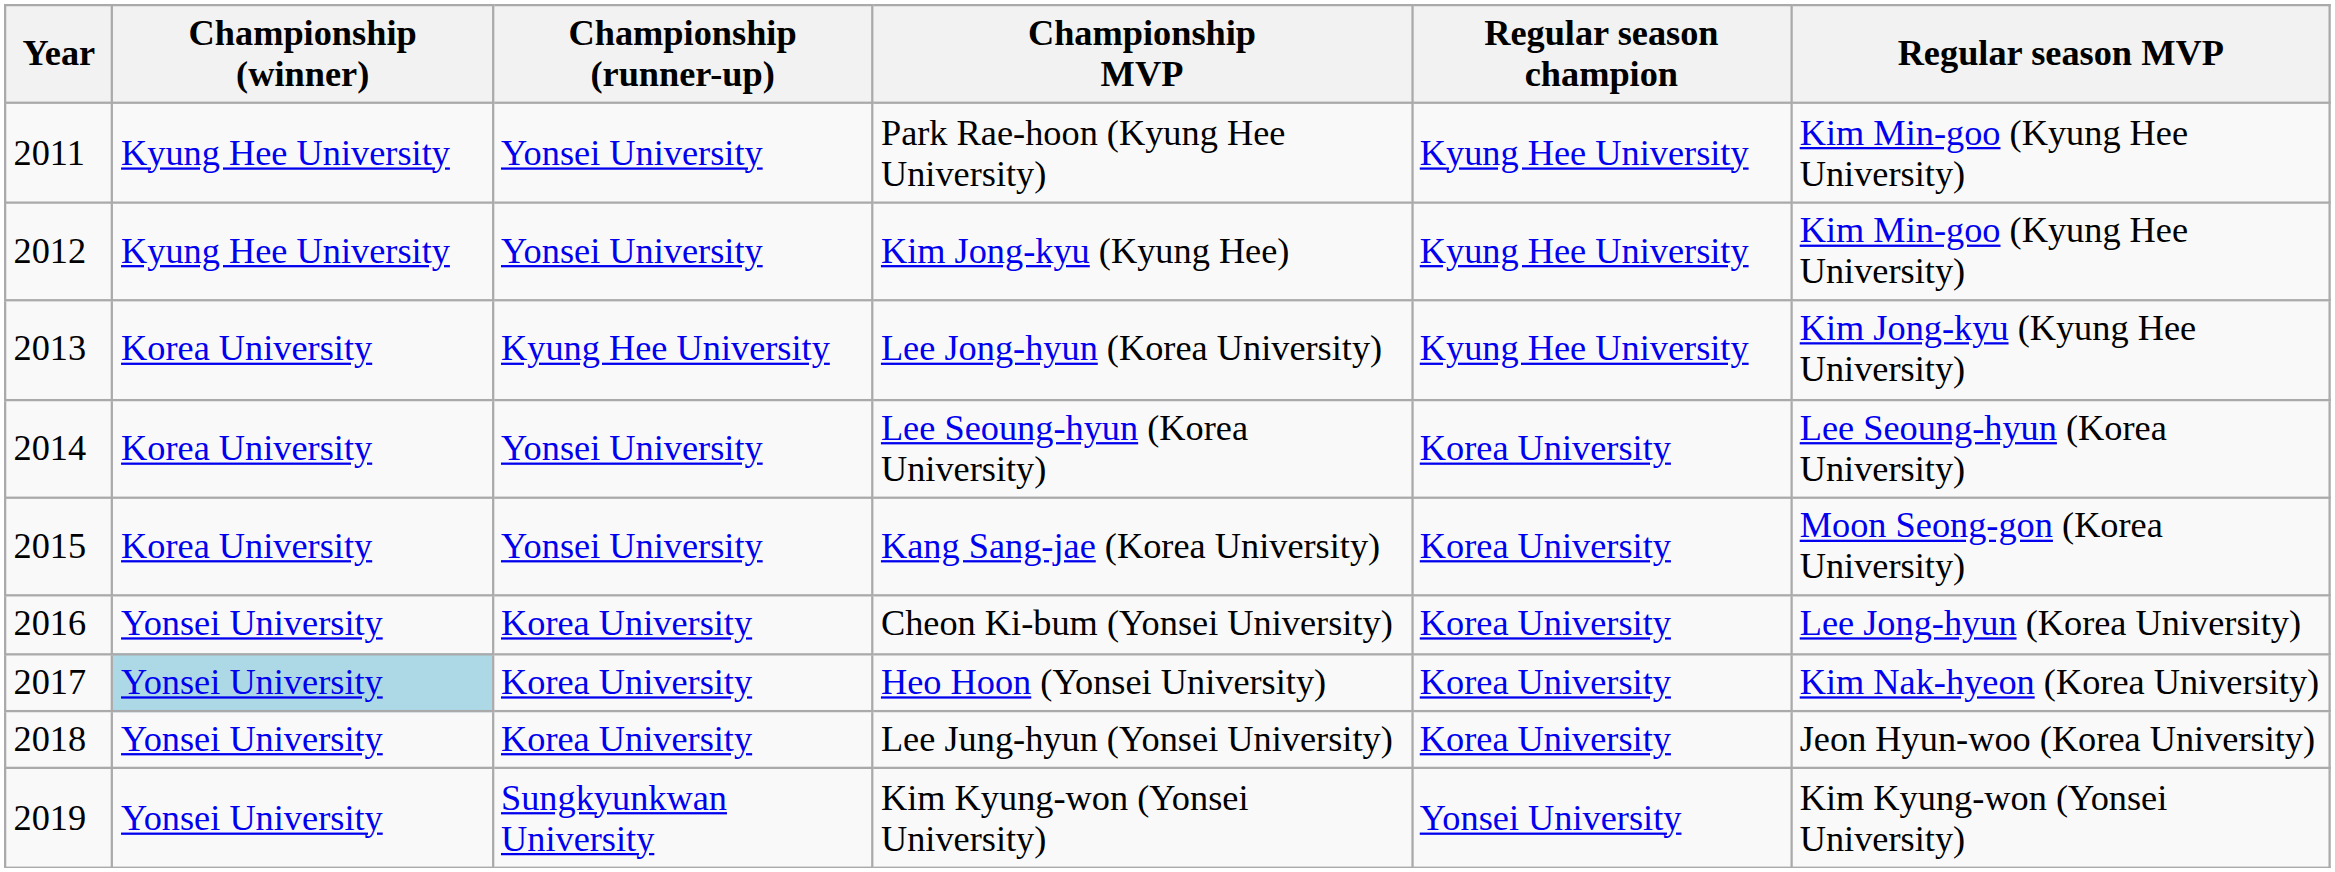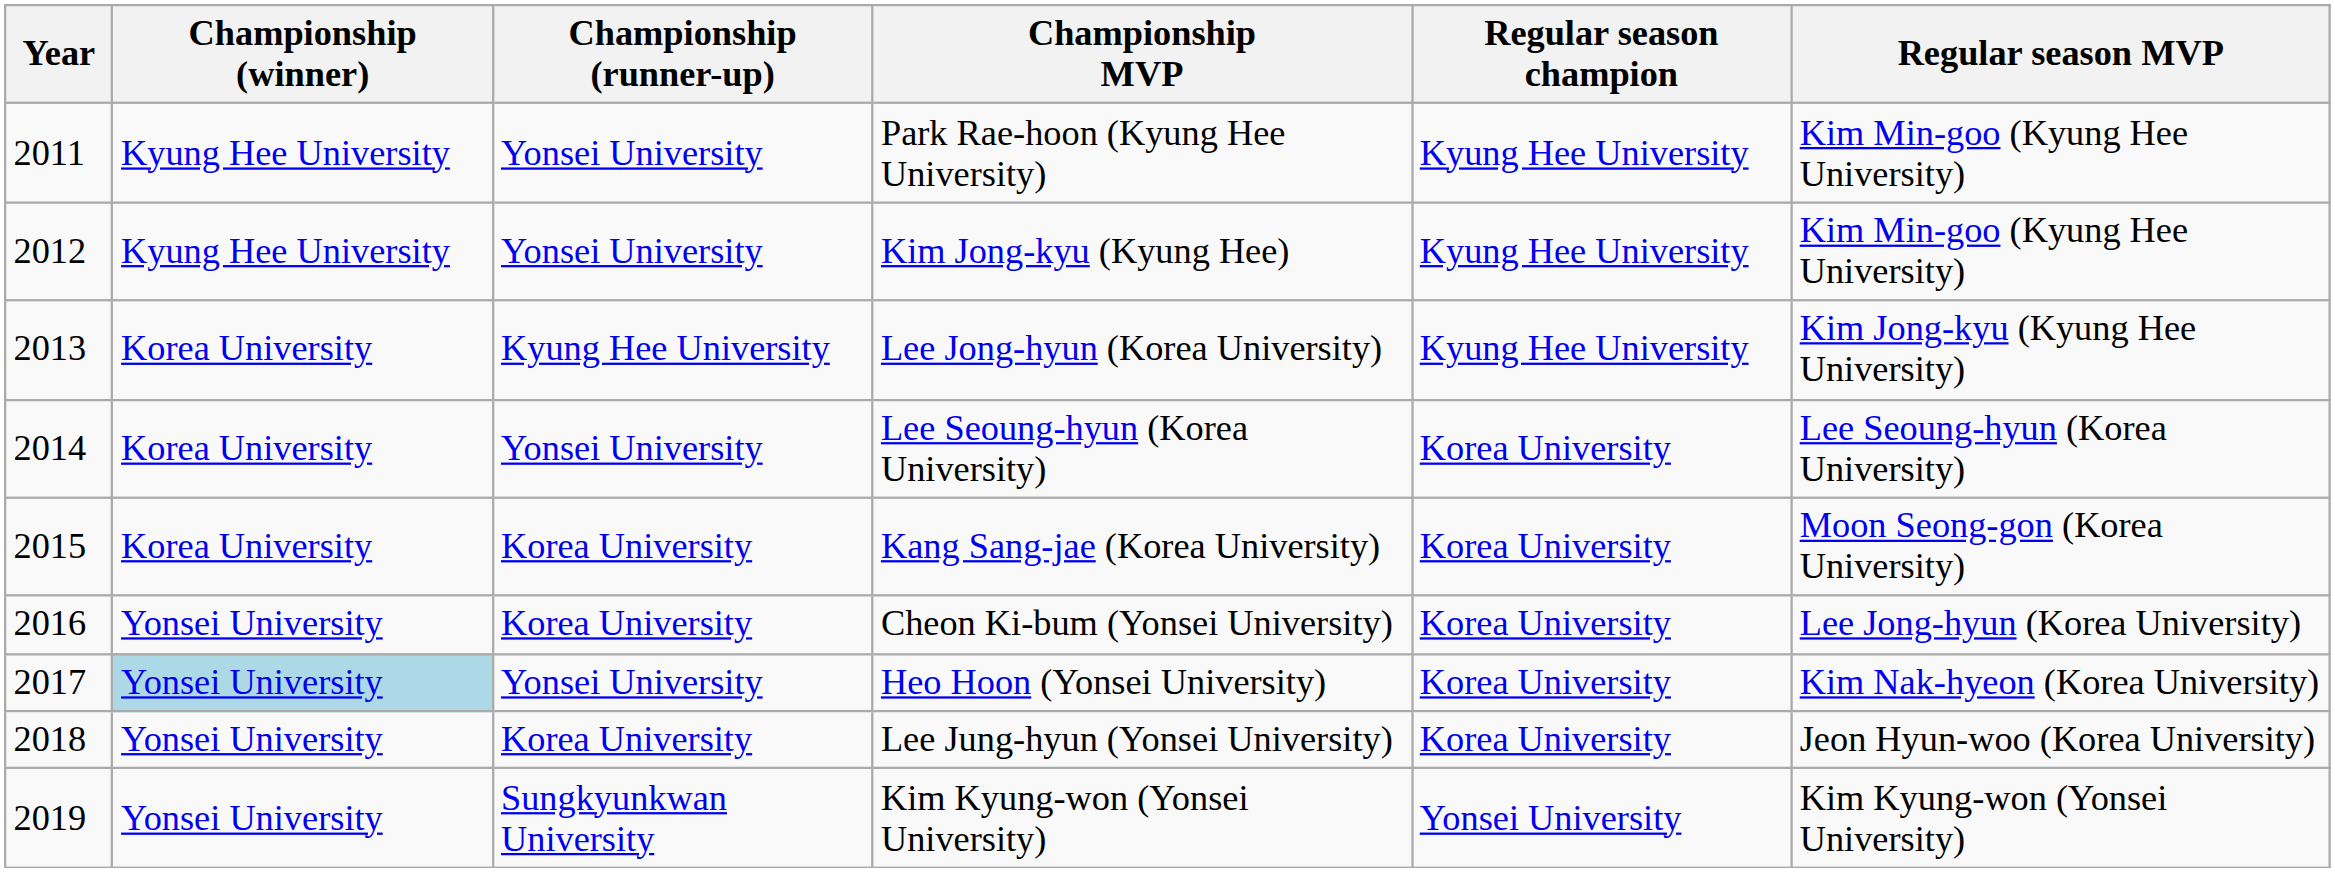(632, 546) Yonsei University -> (627, 546) Korea University
(627, 681) Korea University -> (632, 681) Yonsei University
